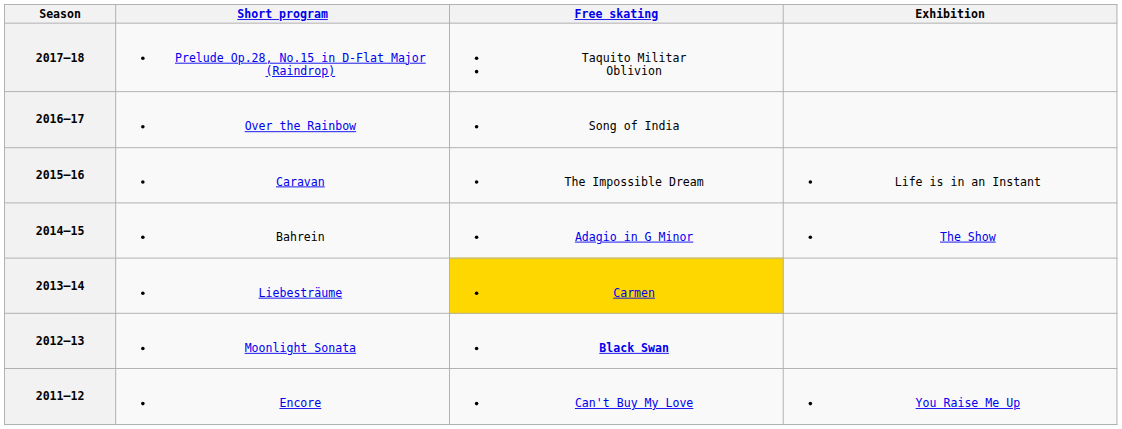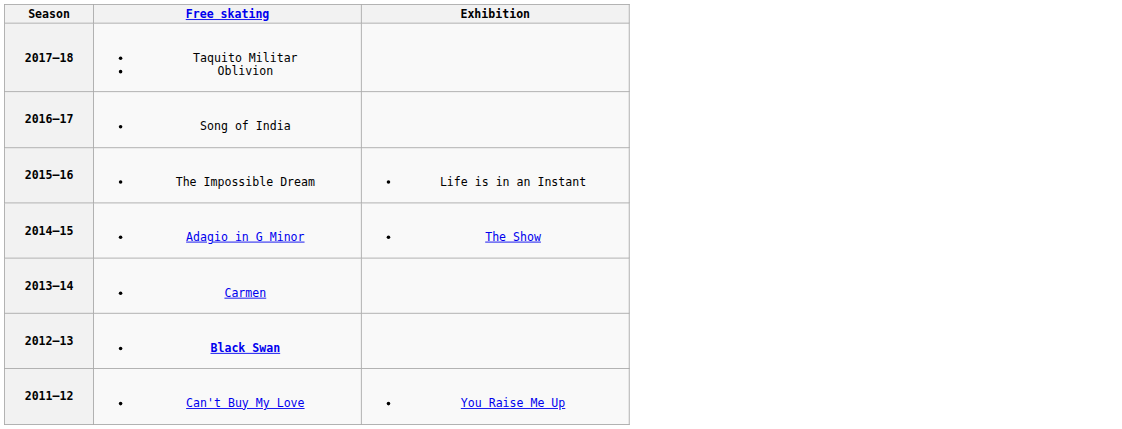- column: (283, 14)
(616, 292) gold background -> (228, 292) no background
